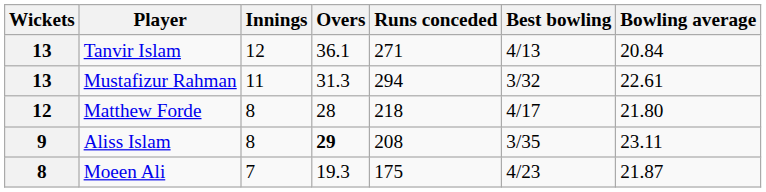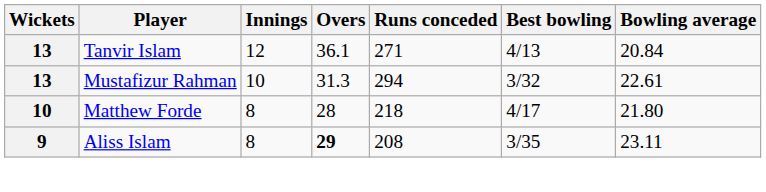(255, 80) 11 -> (255, 80) 10
(42, 111) 12 -> (42, 111) 10
- row: (124, 171)
